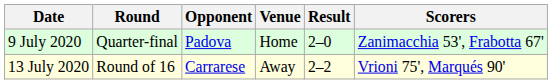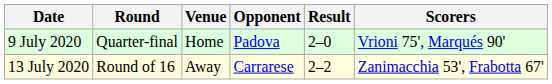columns swapped: (219, 16) <-> (280, 16)
(451, 41) Zanimacchia 53', Frabotta 67' -> (432, 41) Vrioni 75', Marqués 90'
(432, 66) Vrioni 75', Marqués 90' -> (451, 66) Zanimacchia 53', Frabotta 67'
